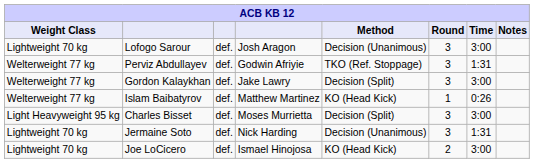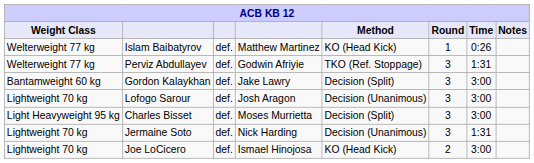rows swapped: (158, 47) <-> (163, 98)
(51, 81) Welterweight 77 kg -> (54, 81) Bantamweight 60 kg
